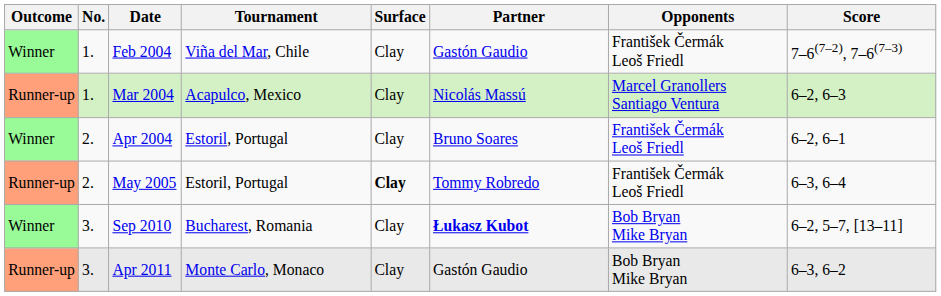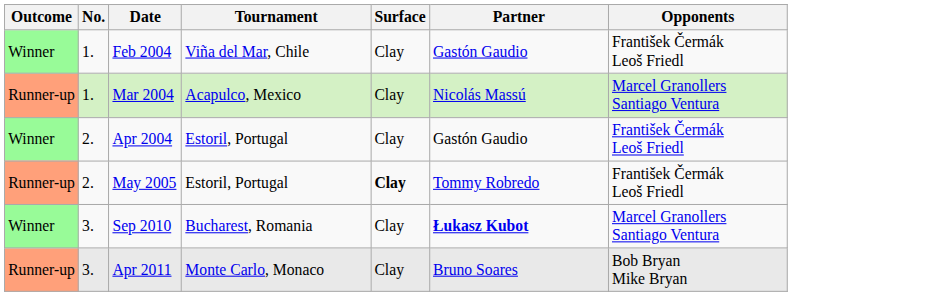- column: (862, 16)
(475, 138) Bruno Soares -> (480, 138) Gastón Gaudio
(650, 225) Bob Bryan Mike Bryan -> (669, 225) Marcel Granollers Santiago Ventura
(480, 269) Gastón Gaudio -> (475, 269) Bruno Soares
